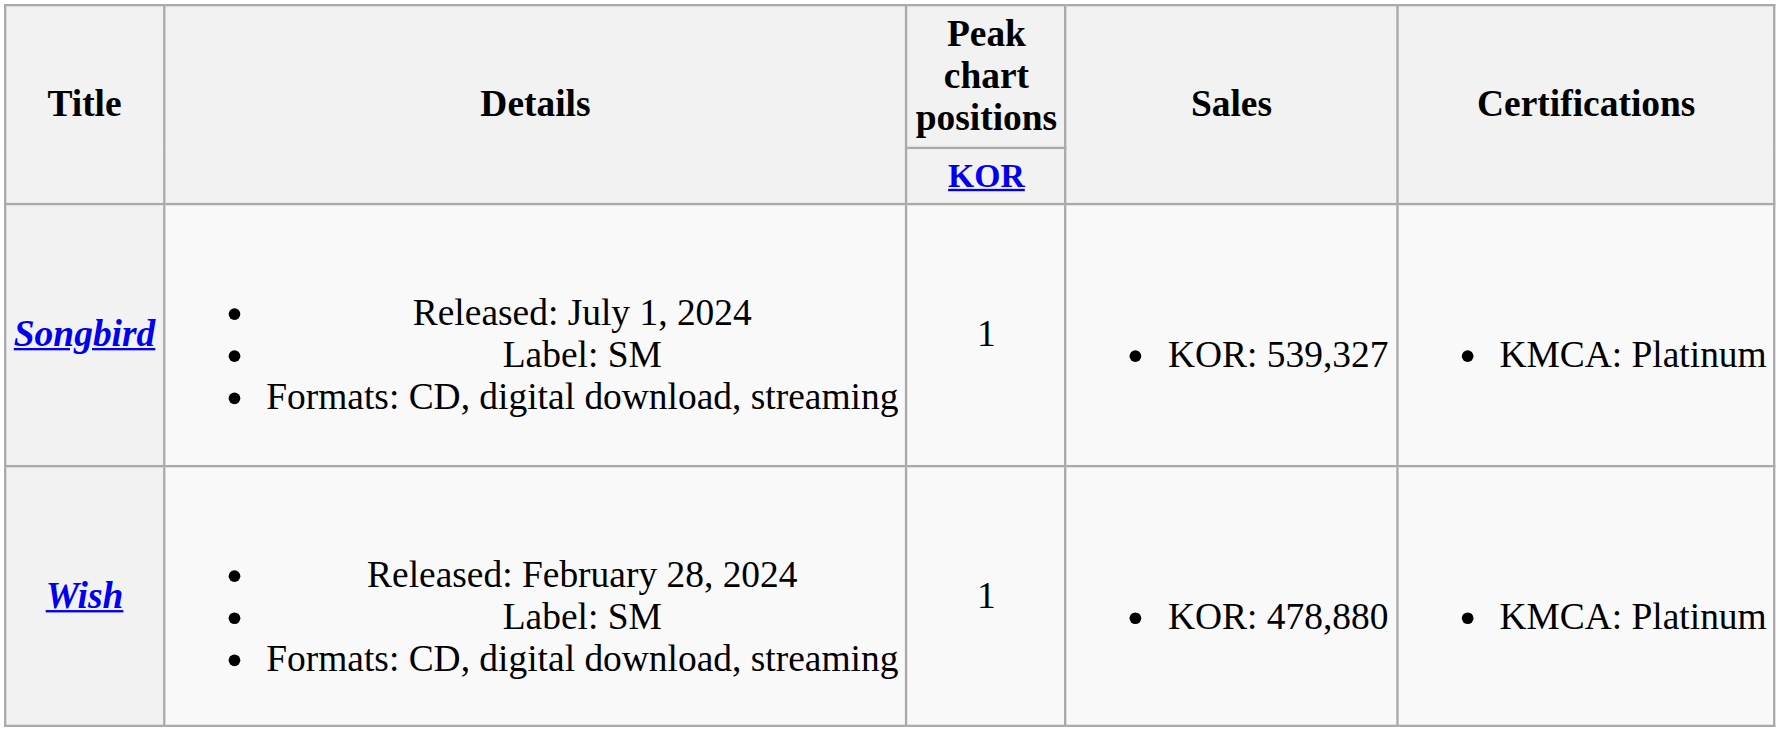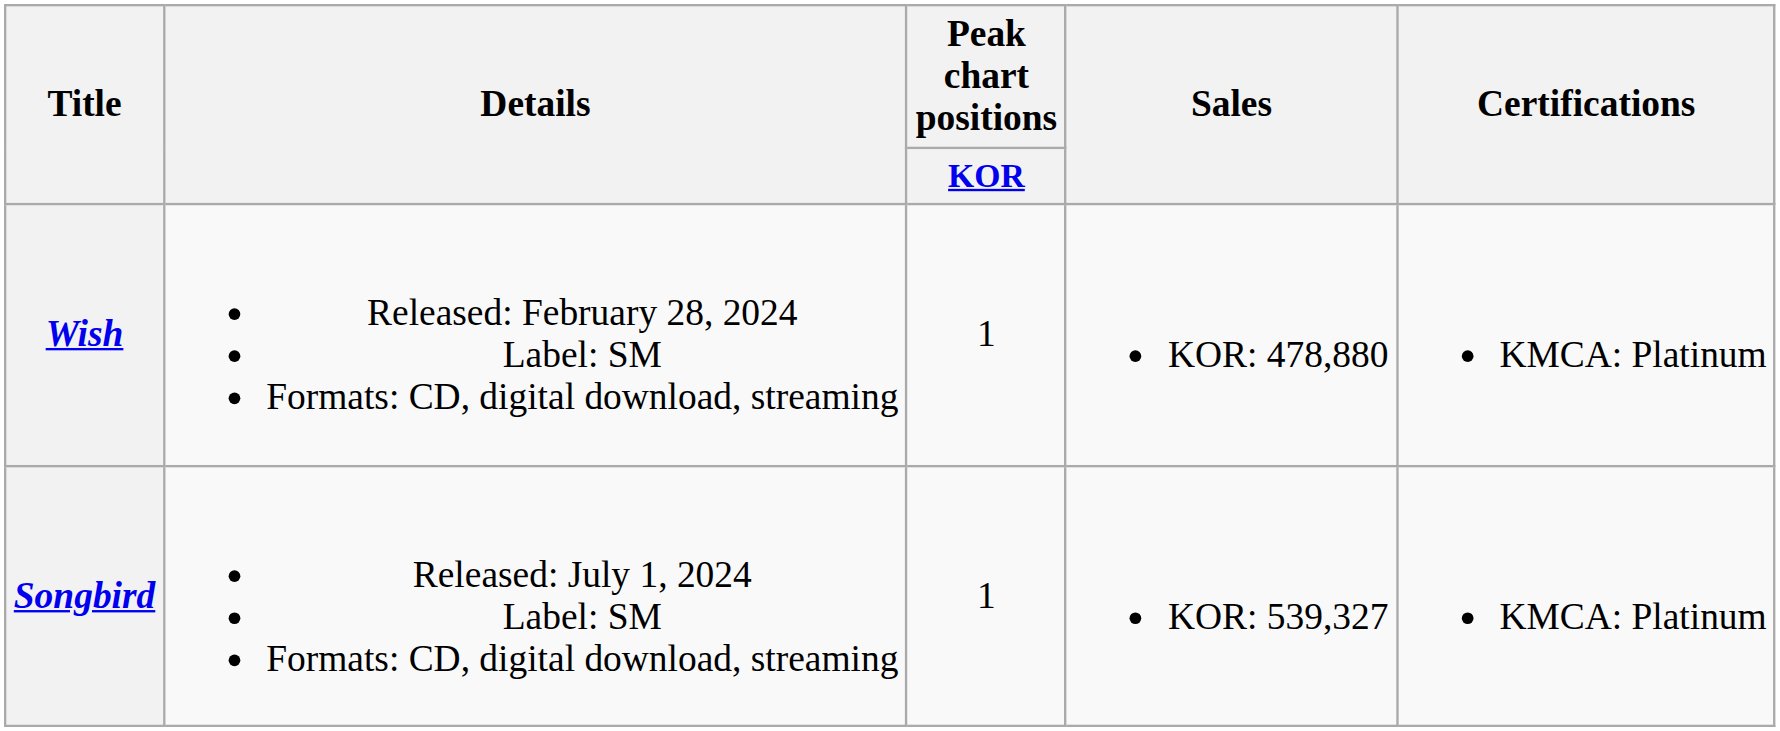rows swapped: (85, 594) <-> (85, 334)
